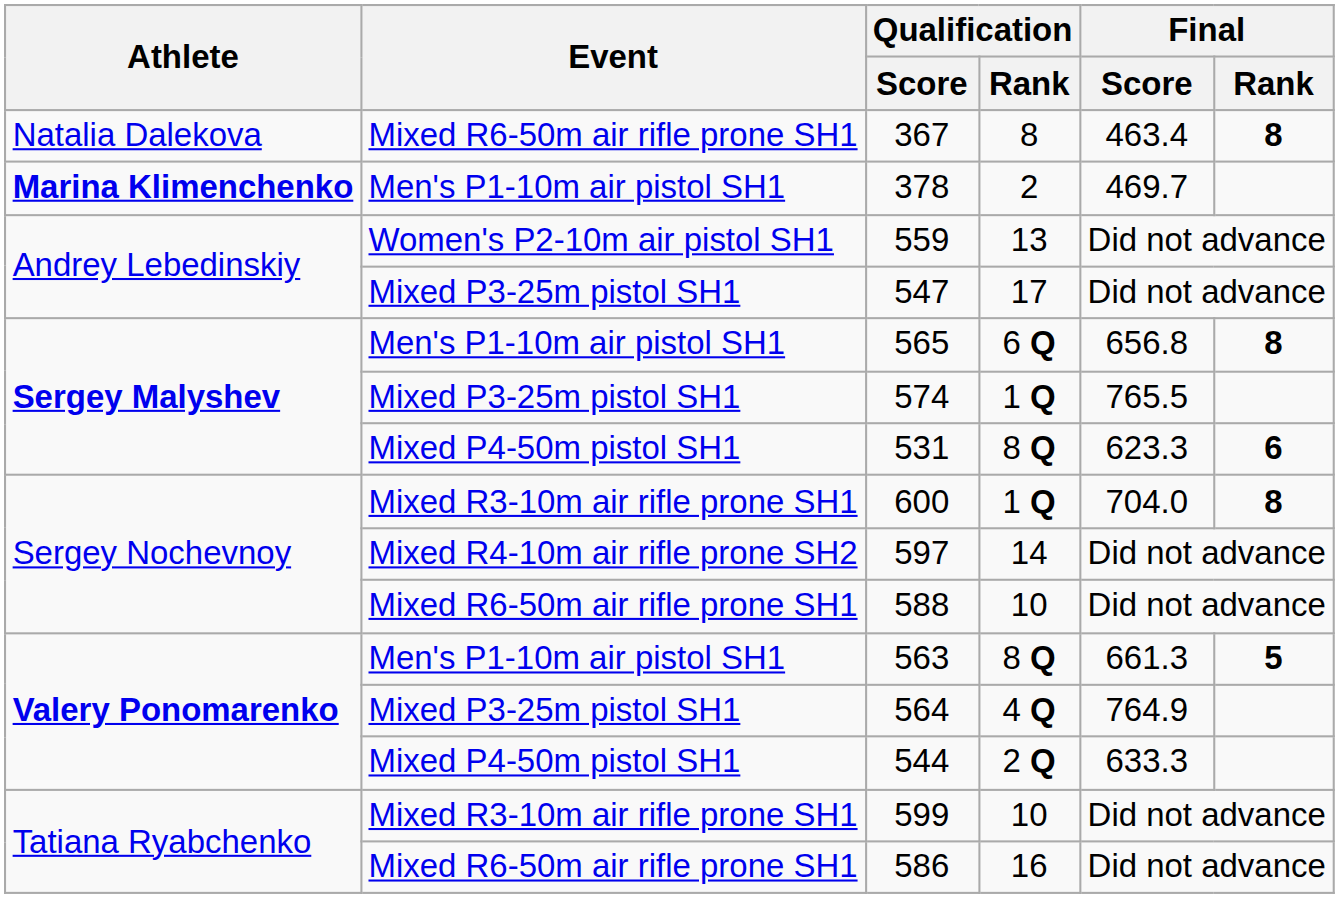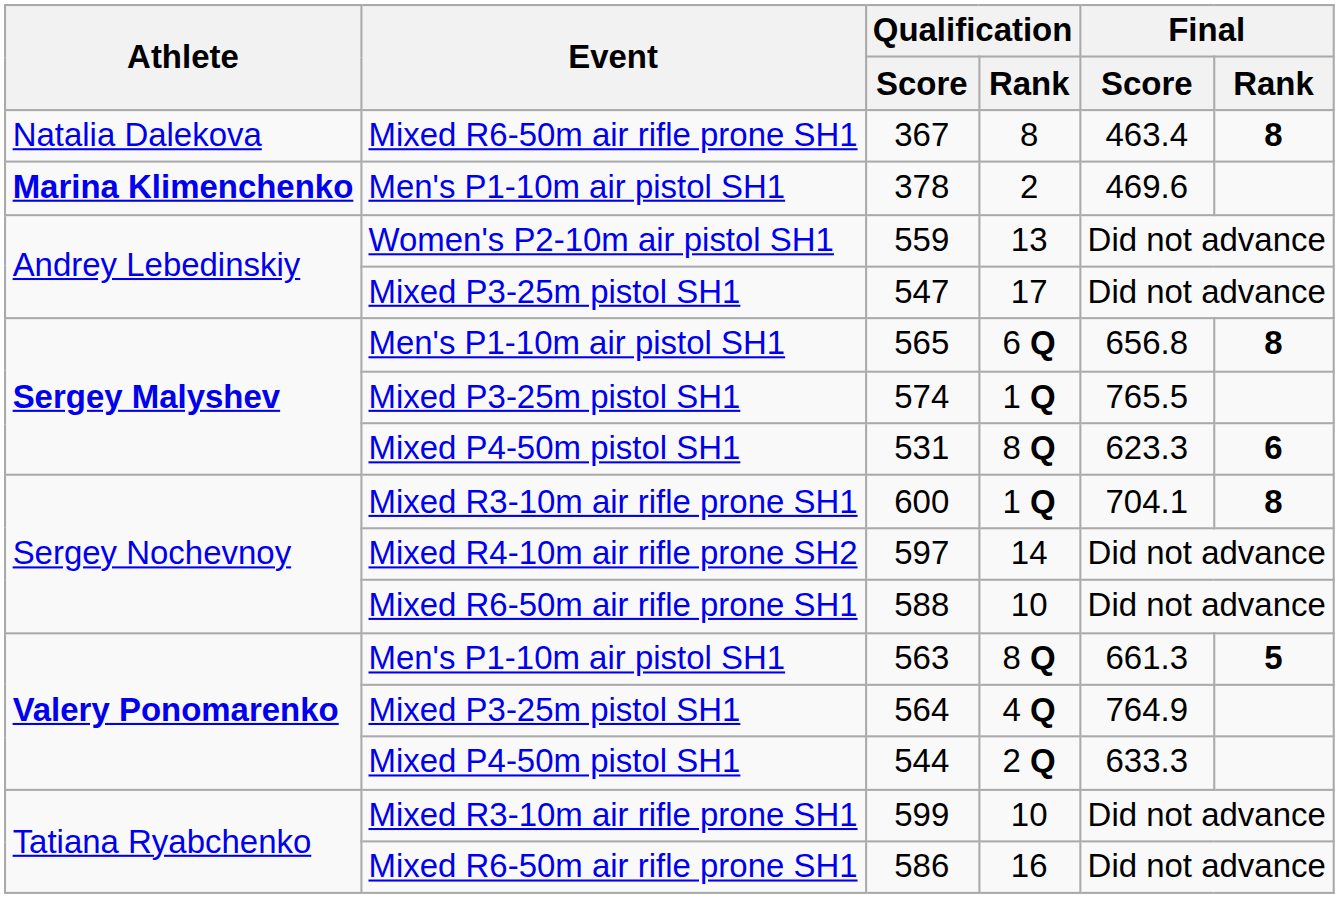(1147, 187) 469.7 -> (1147, 187) 469.6
(1147, 501) 704.0 -> (1147, 501) 704.1
